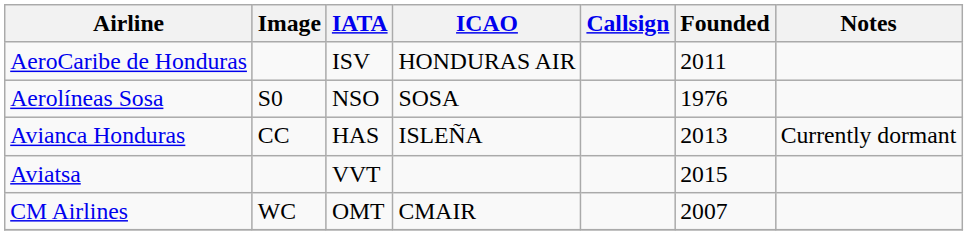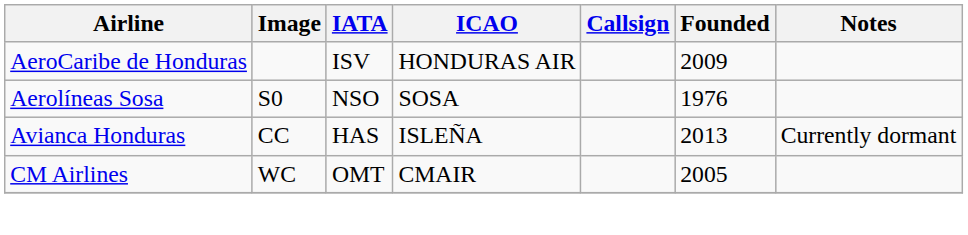(703, 60) 2011 -> (704, 60) 2009
- row: (45, 173)
(704, 211) 2007 -> (704, 173) 2005
